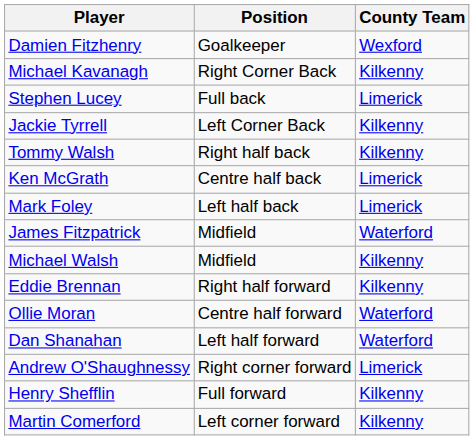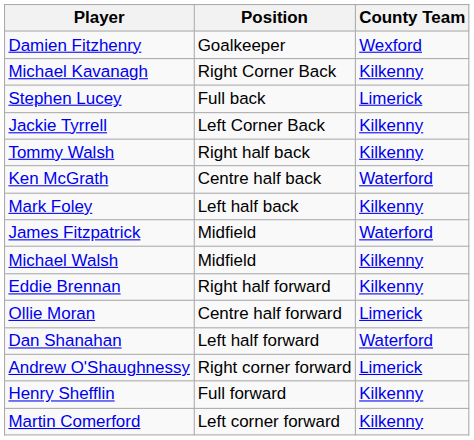(391, 179) Limerick -> (396, 179) Waterford
(391, 206) Limerick -> (391, 206) Kilkenny
(396, 313) Waterford -> (391, 313) Limerick
